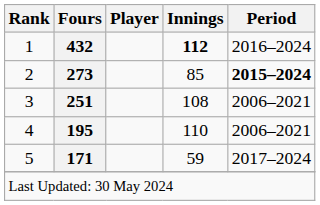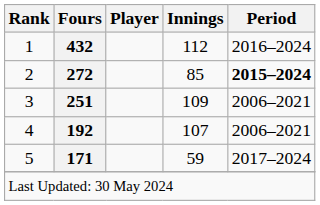(195, 46) bold -> (195, 46) normal
(80, 74) 273 -> (80, 74) 272
(195, 102) 108 -> (195, 102) 109
(80, 130) 195 -> (80, 130) 192
(195, 130) 110 -> (195, 130) 107
